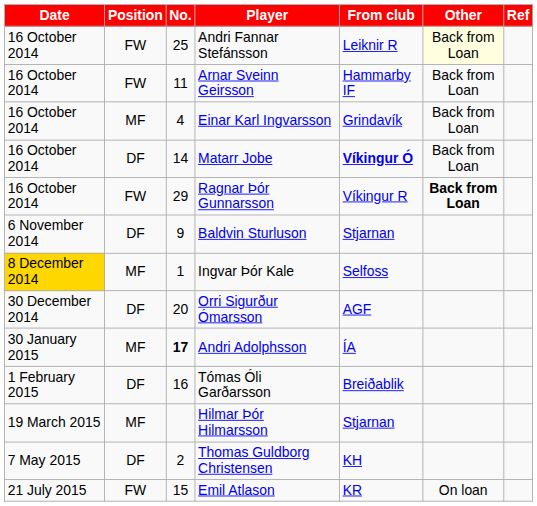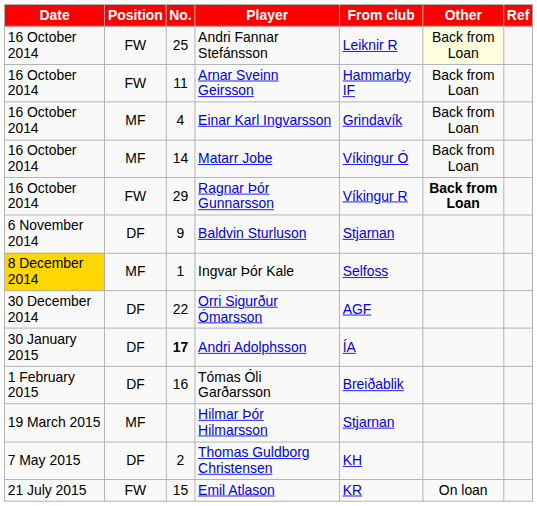(135, 158) DF -> (135, 158) MF
(378, 158) bold -> (376, 158) normal
(180, 309) 20 -> (180, 309) 22
(135, 347) MF -> (135, 347) DF
